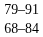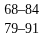rows swapped: (22, 9) <-> (22, 29)
